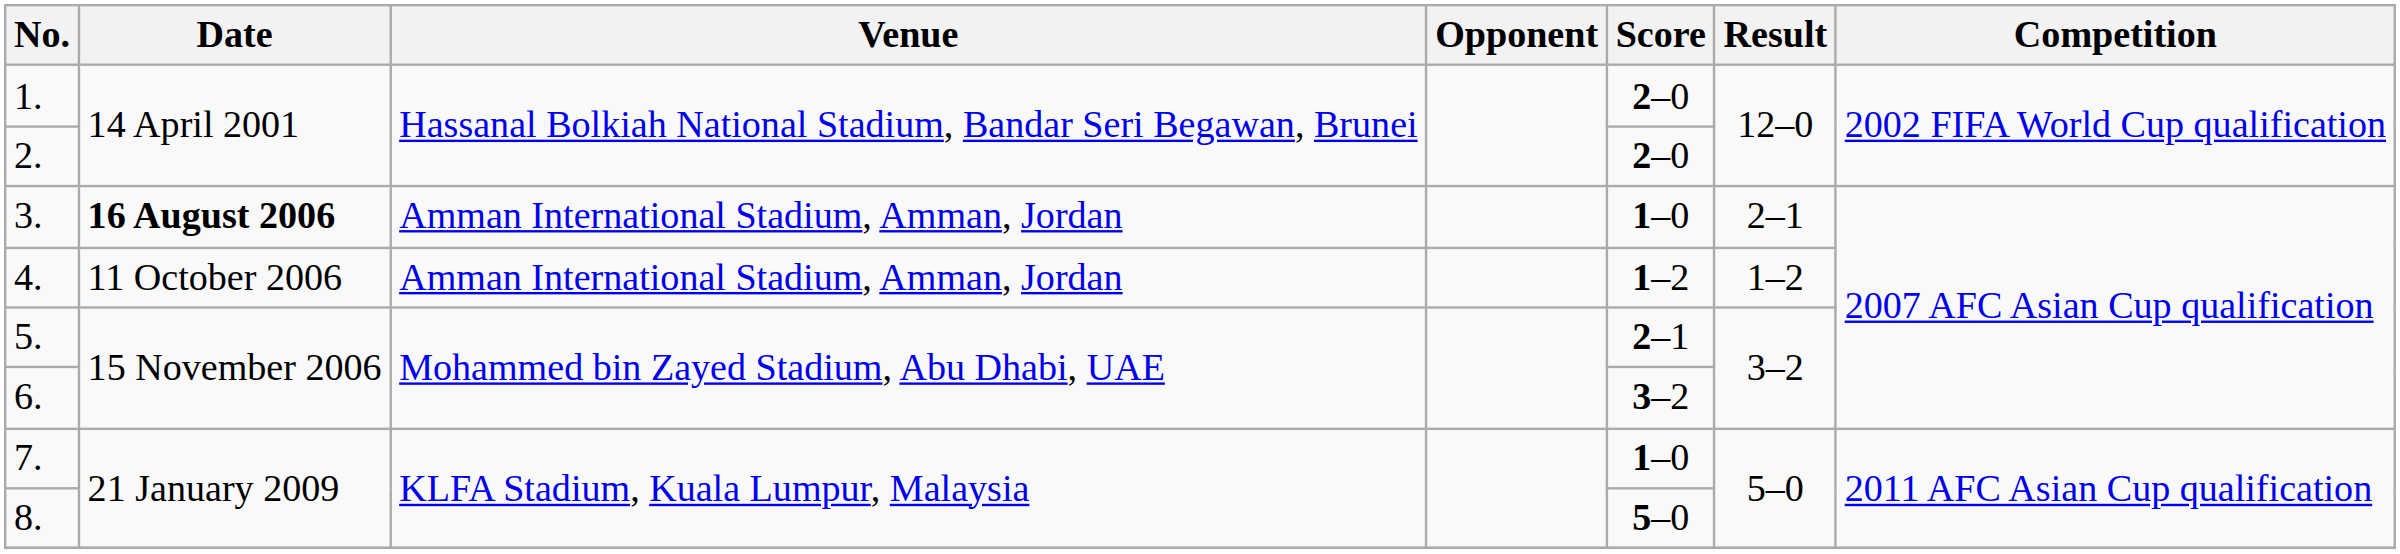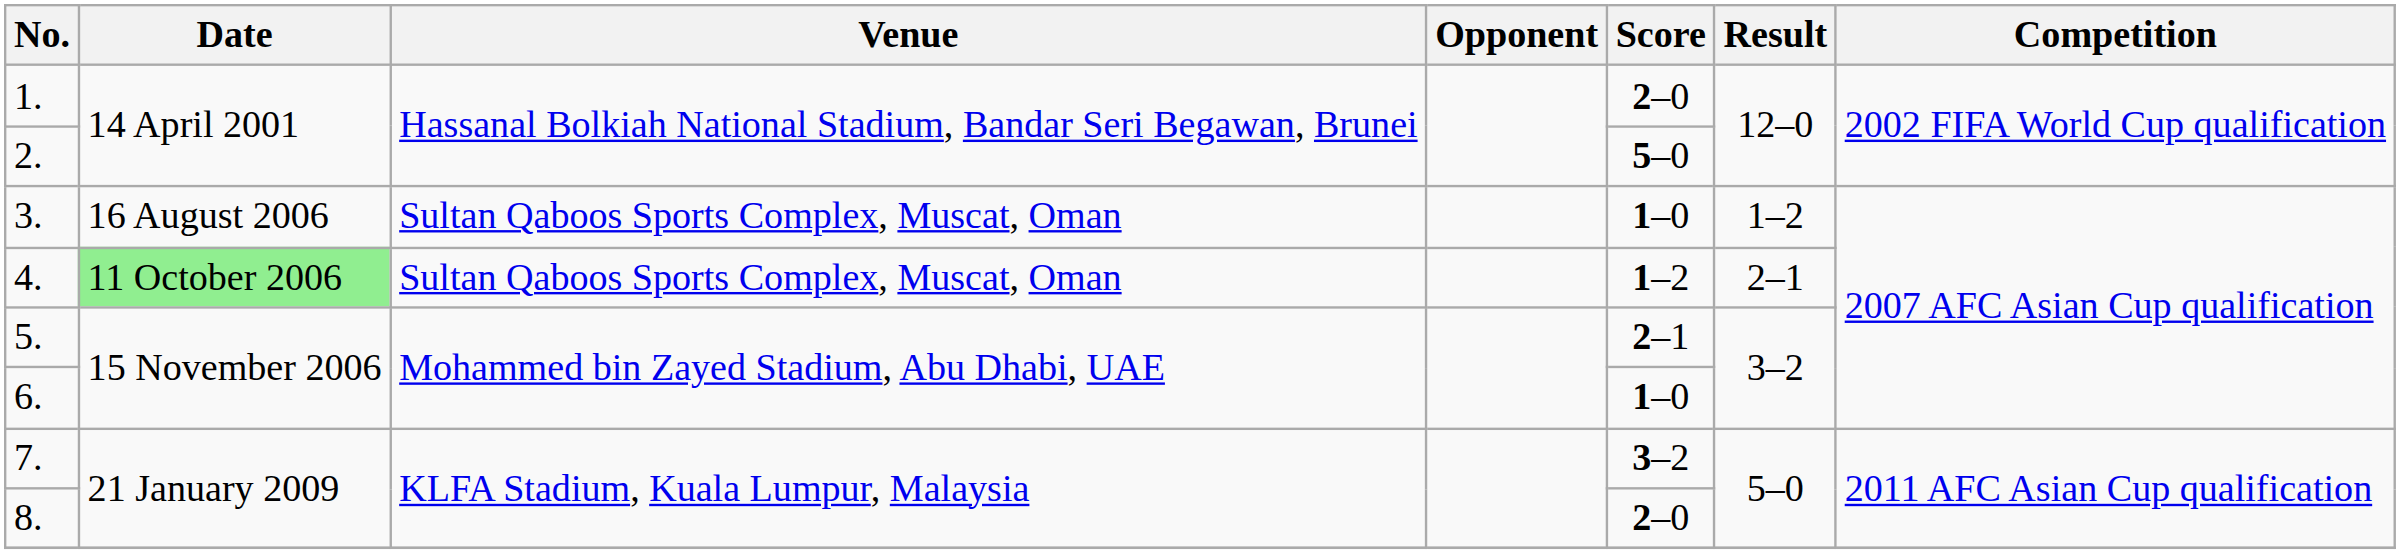(1661, 155) 2–0 -> (1661, 155) 5–0
(211, 215) bold -> (208, 215) normal
(761, 215) Amman International Stadium, Amman, Jordan -> (760, 215) Sultan Qaboos Sports Complex, Muscat, Oman
(1775, 215) 2–1 -> (1775, 215) 1–2
(215, 276) no background -> (215, 276) lightgreen background
(761, 276) Amman International Stadium, Amman, Jordan -> (760, 276) Sultan Qaboos Sports Complex, Muscat, Oman
(1775, 276) 1–2 -> (1775, 276) 2–1
(1661, 397) 3–2 -> (1661, 397) 1–0
(1661, 457) 1–0 -> (1661, 457) 3–2
(1661, 517) 5–0 -> (1661, 517) 2–0
